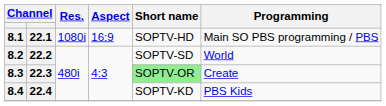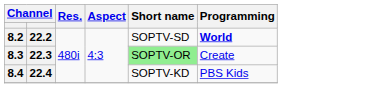- row: (15, 37)
(219, 55) normal -> (216, 37) bold
